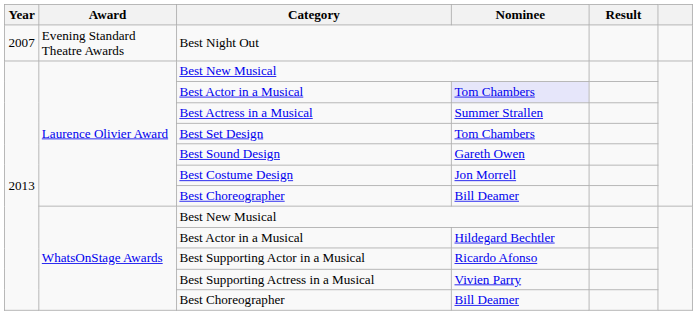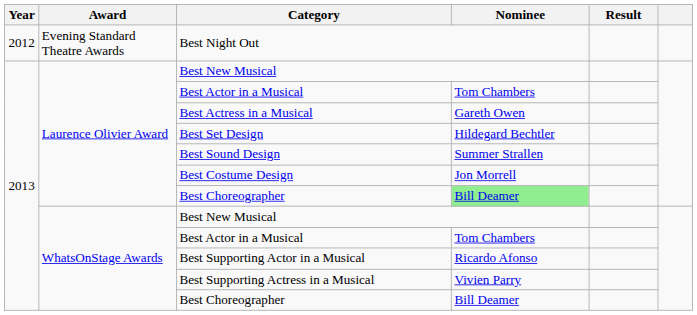(22, 43) 2007 -> (22, 43) 2012
(495, 92) lavender background -> (495, 92) no background
(499, 112) Summer Strallen -> (490, 112) Gareth Owen
(495, 133) Tom Chambers -> (505, 133) Hildegard Bechtler
(490, 154) Gareth Owen -> (499, 154) Summer Strallen
(487, 196) no background -> (487, 196) lightgreen background
(505, 237) Hildegard Bechtler -> (495, 237) Tom Chambers
